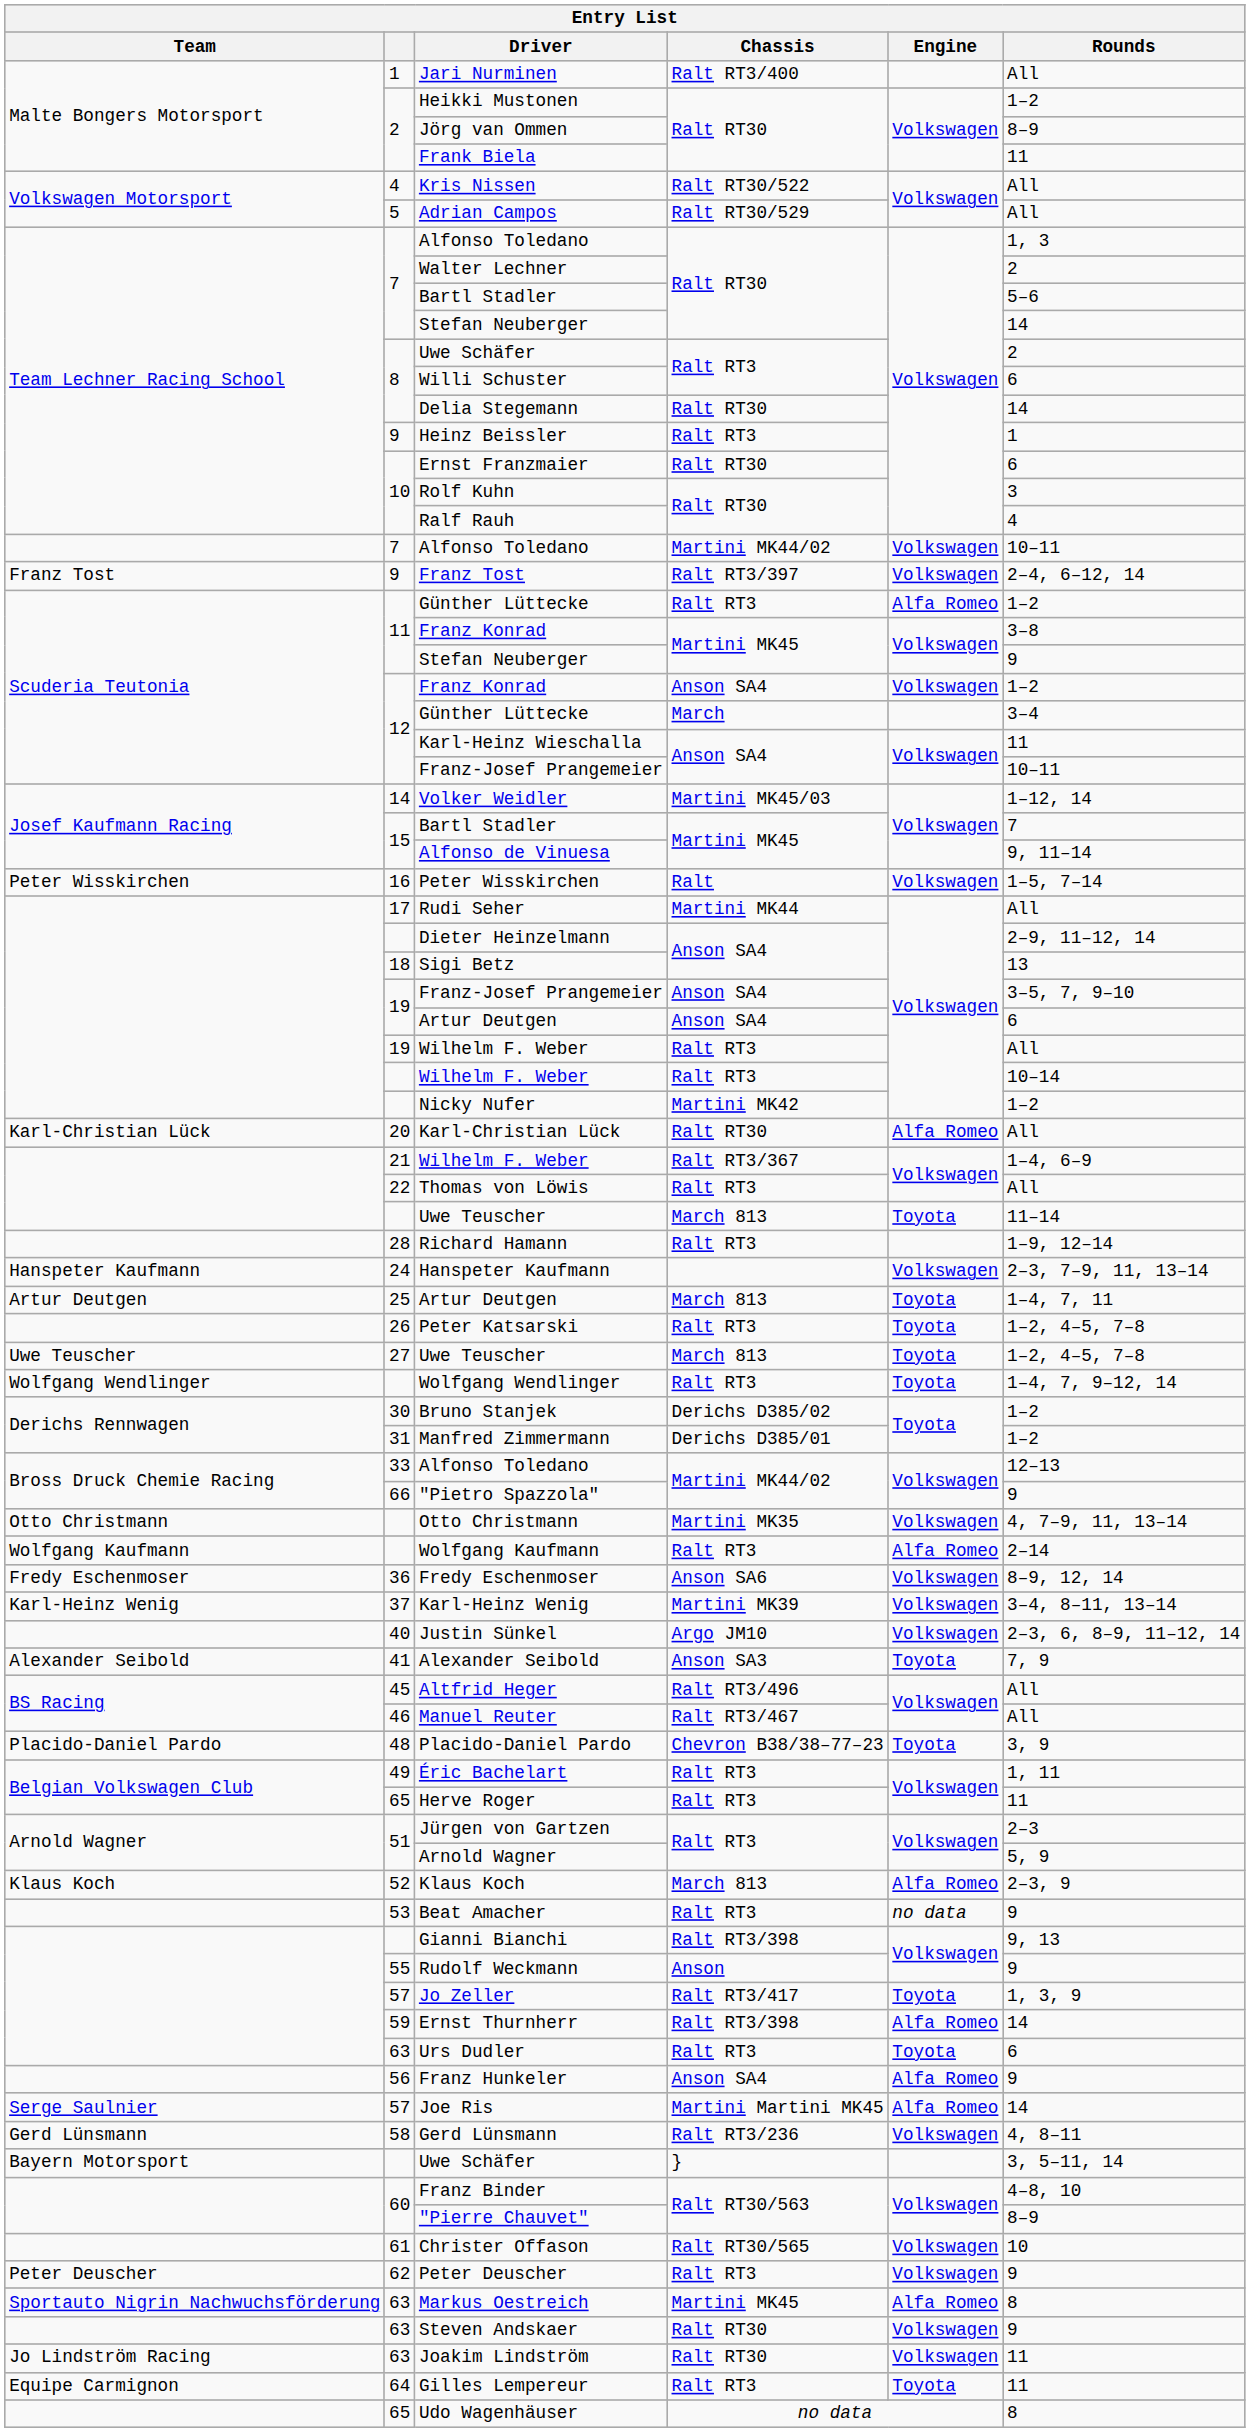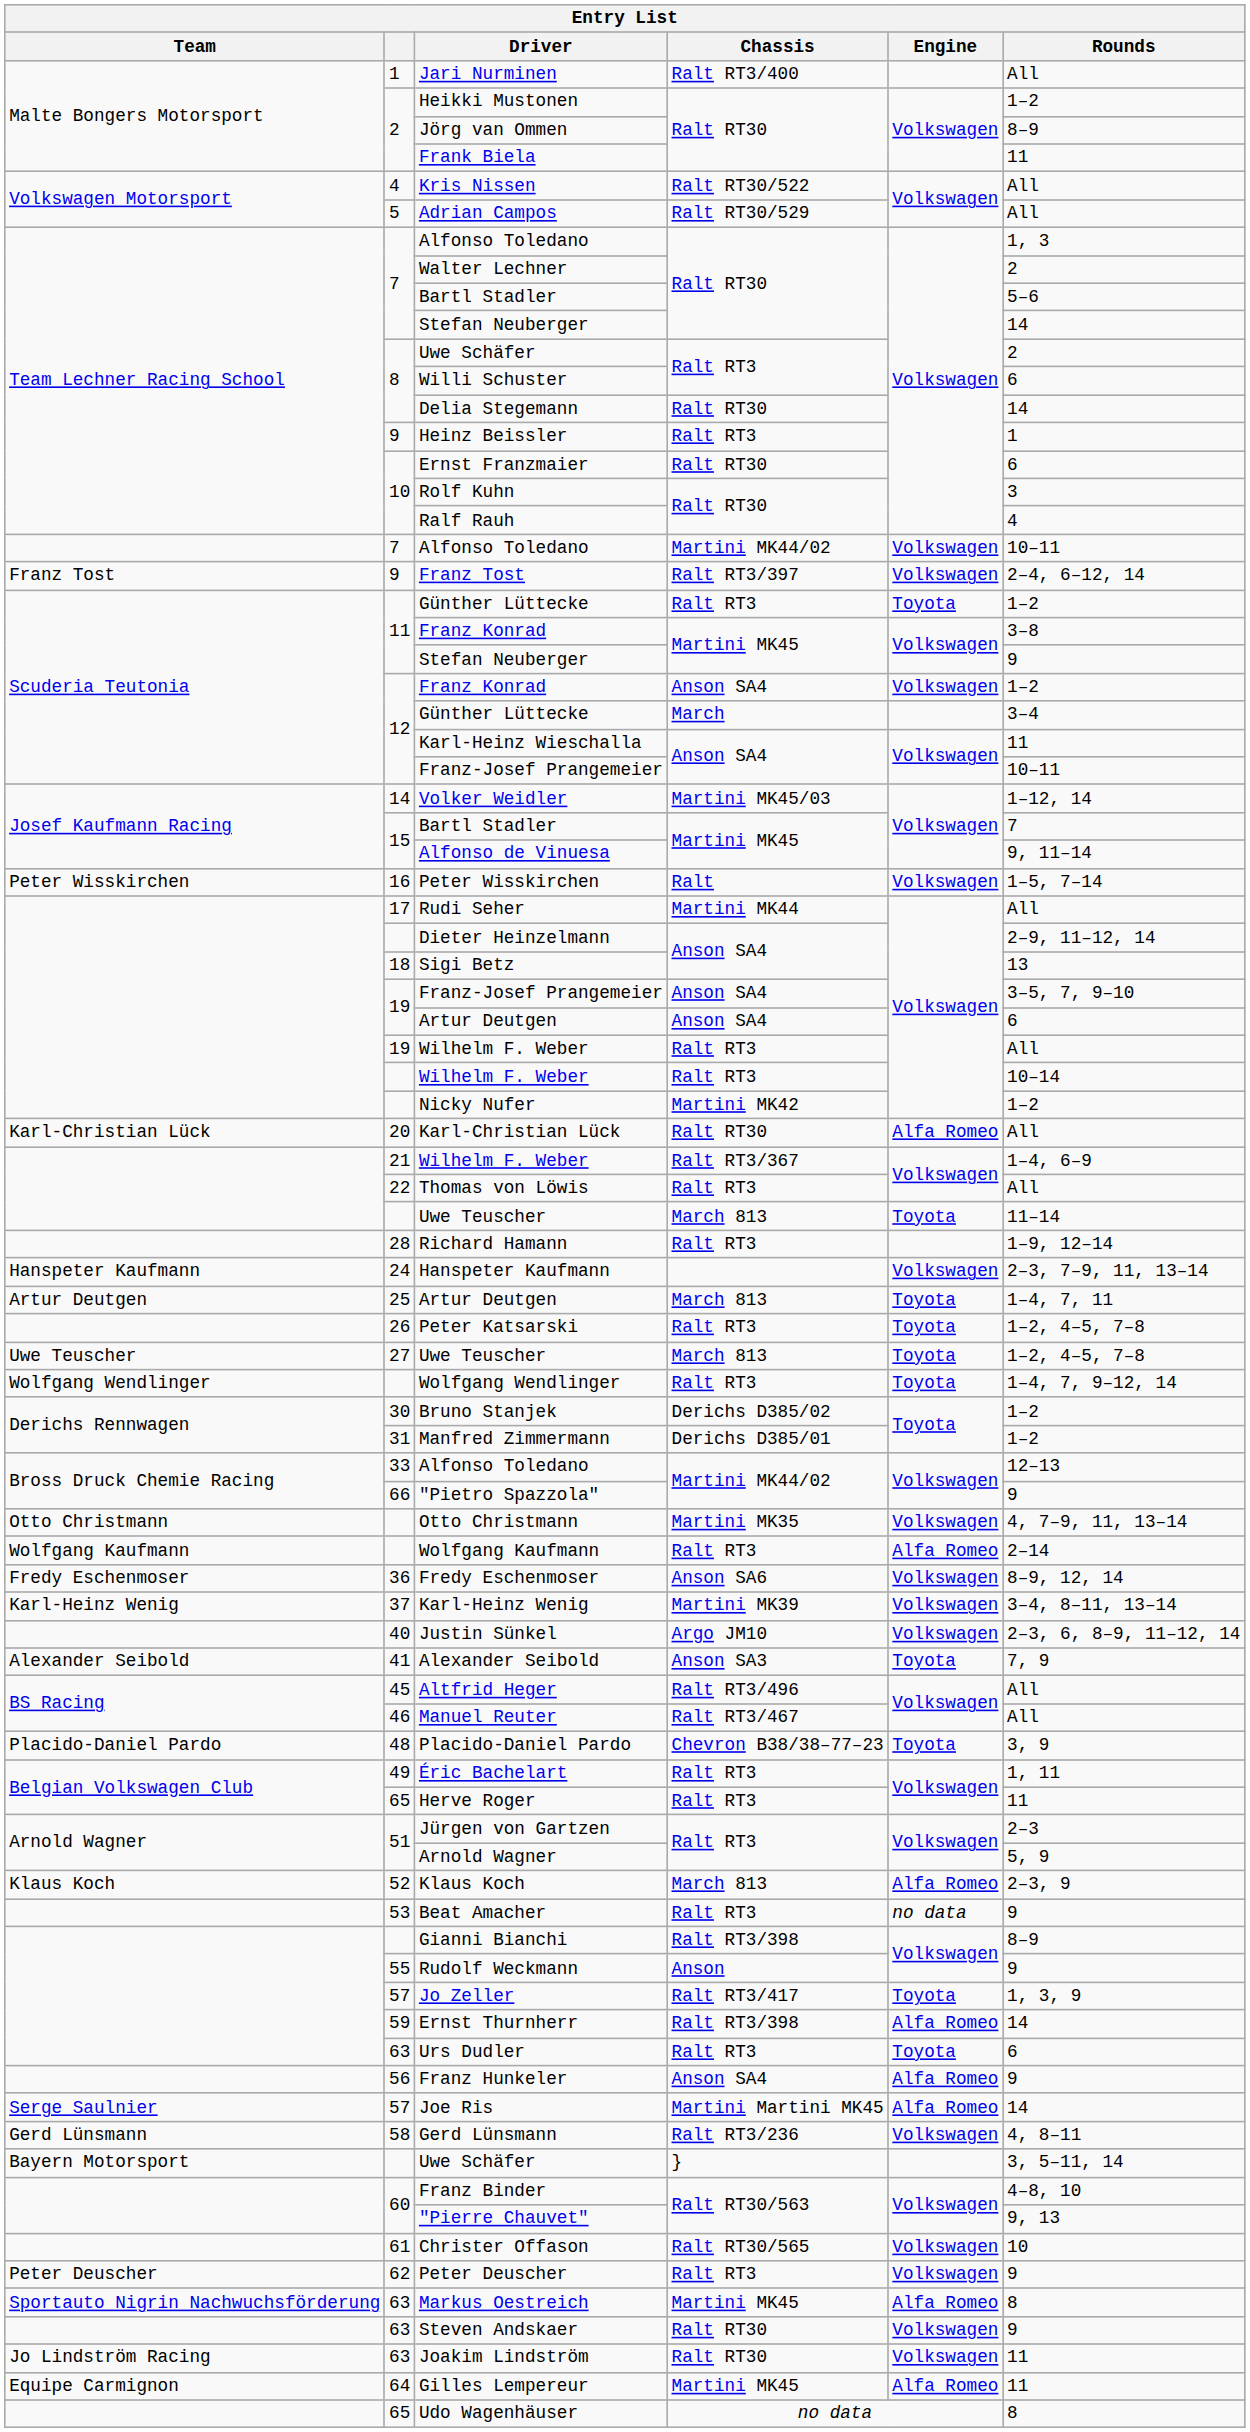(945, 604) Alfa Romeo -> (924, 604) Toyota
(1034, 1940) 9, 13 -> (1023, 1940) 8–9
(1023, 2219) 8–9 -> (1034, 2219) 9, 13
(714, 2386) Ralt RT3 -> (735, 2386) Martini MK45
(924, 2386) Toyota -> (945, 2386) Alfa Romeo
